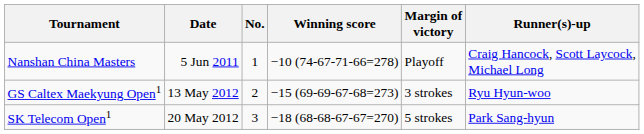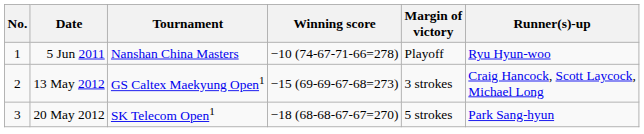columns swapped: (255, 23) <-> (84, 23)
(552, 61) Craig Hancock, Scott Laycock, Michael Long -> (509, 53) Ryu Hyun-woo
(509, 92) Ryu Hyun-woo -> (552, 83) Craig Hancock, Scott Laycock, Michael Long
